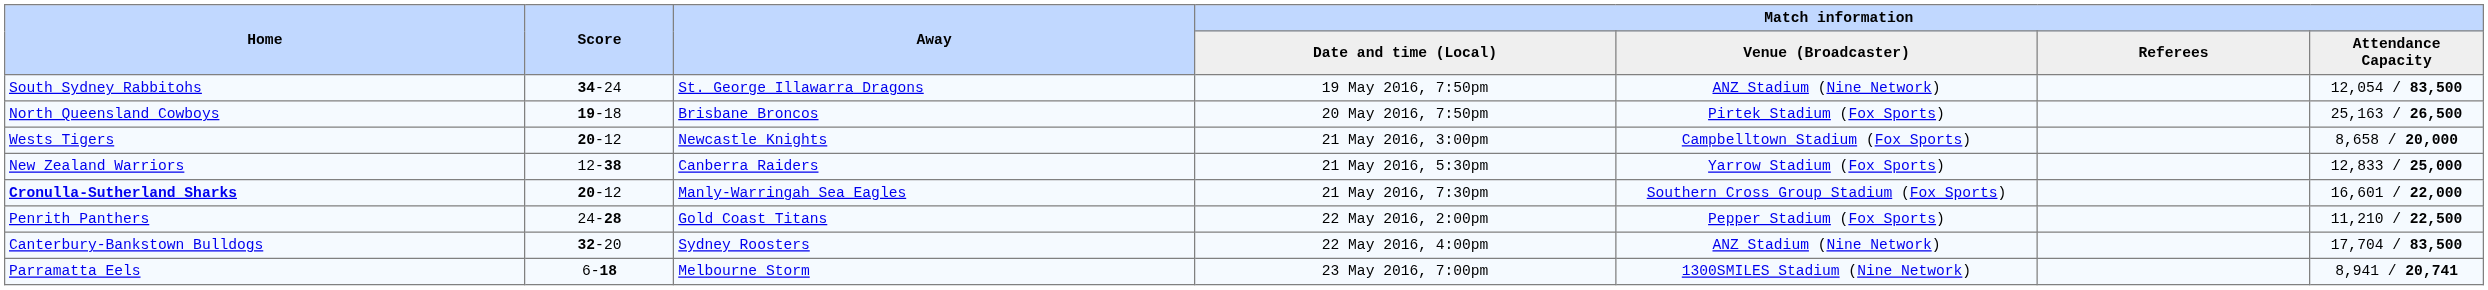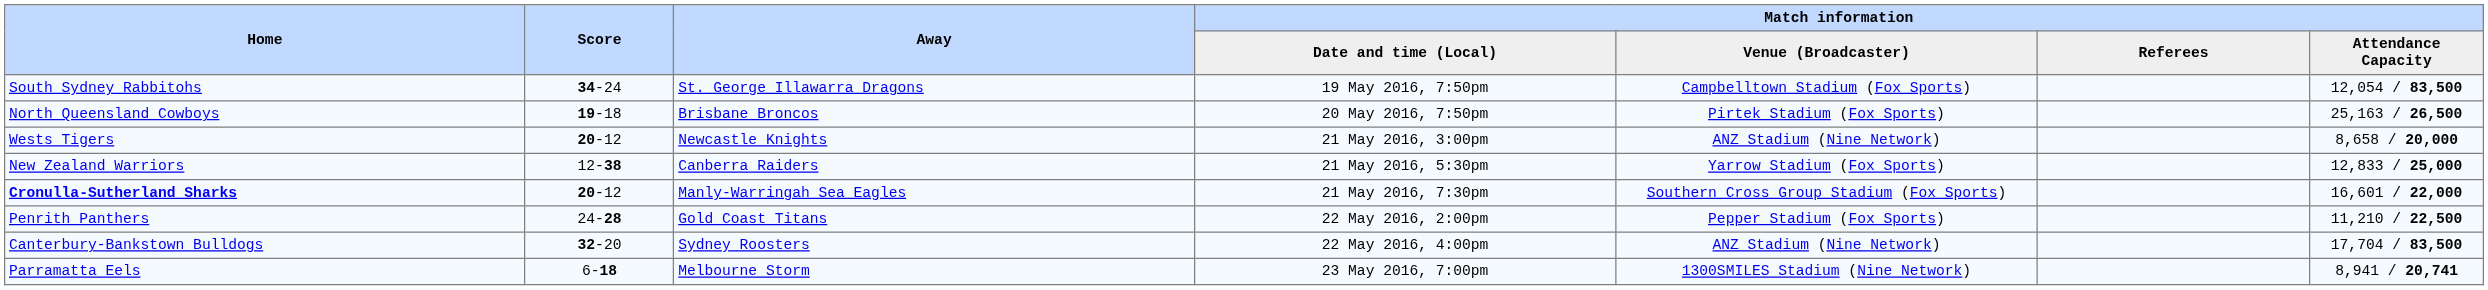(1826, 88) ANZ Stadium (Nine Network) -> (1826, 88) Campbelltown Stadium (Fox Sports)
(1826, 140) Campbelltown Stadium (Fox Sports) -> (1826, 140) ANZ Stadium (Nine Network)
